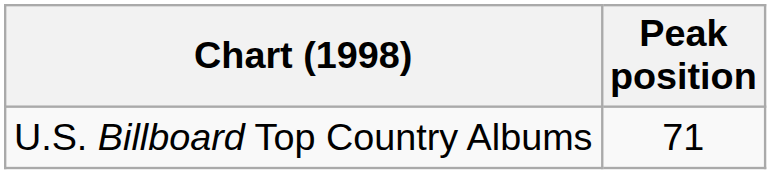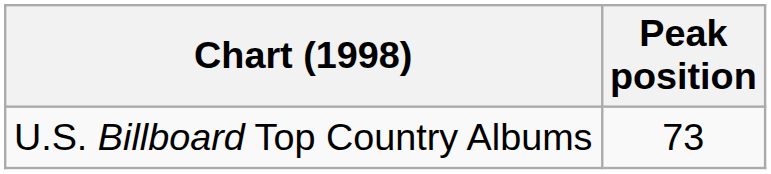(683, 136) 71 -> (683, 136) 73
